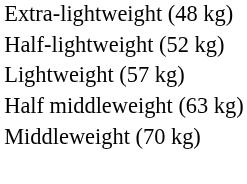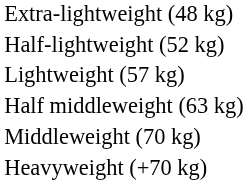+ row: (106, 167)
